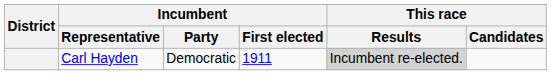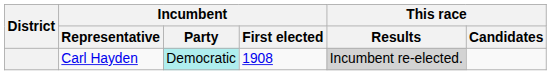(201, 59) no background -> (201, 59) paleturquoise background
(257, 59) 1911 -> (258, 59) 1908
